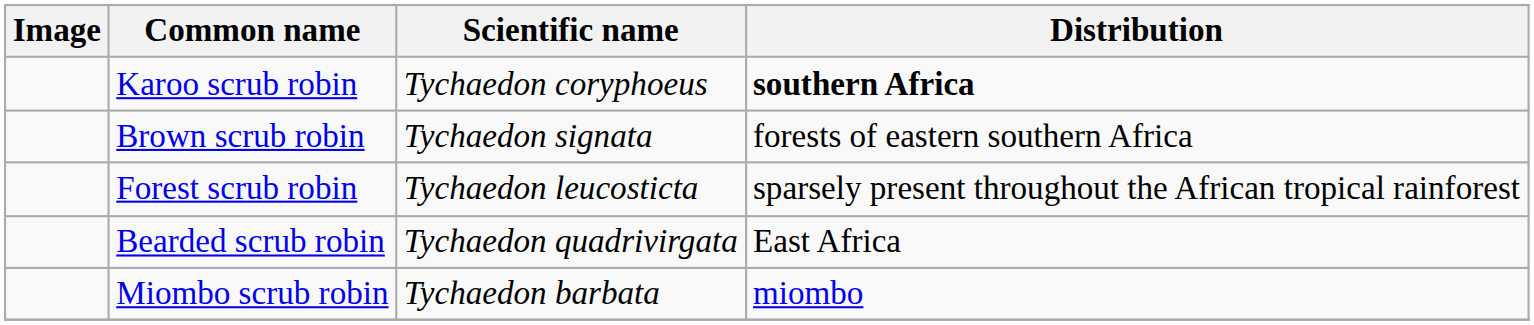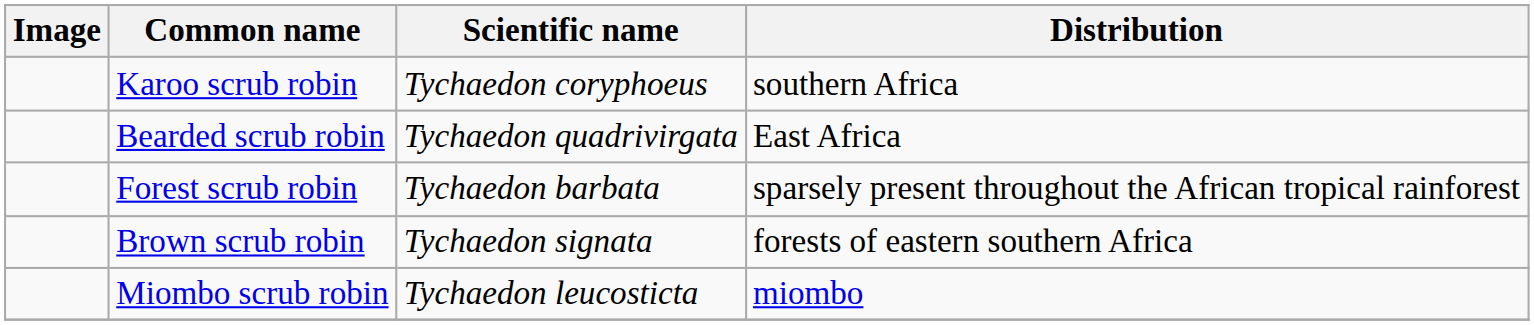(864, 83) bold -> (856, 83) normal
rows swapped: (240, 135) <-> (251, 240)
(551, 188) Tychaedon leucosticta -> (532, 188) Tychaedon barbata
(532, 293) Tychaedon barbata -> (551, 293) Tychaedon leucosticta
